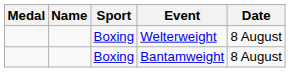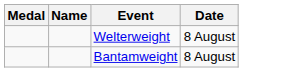- column: (114, 15)
